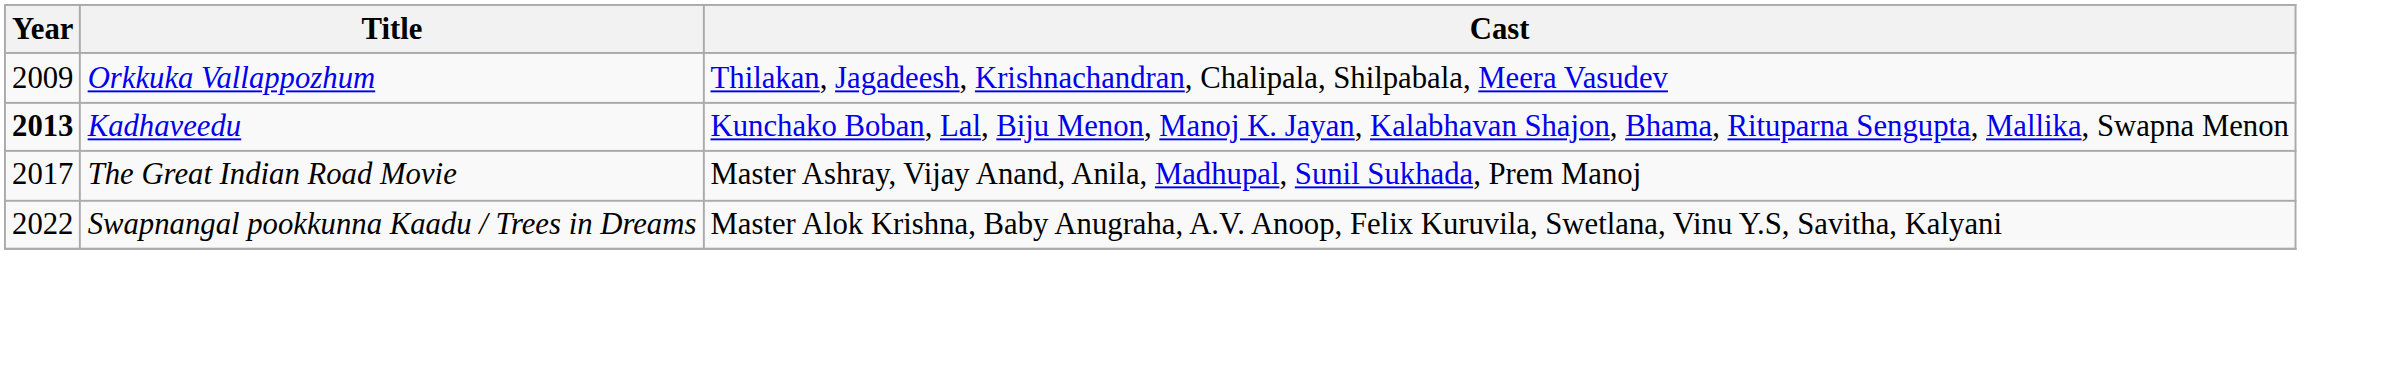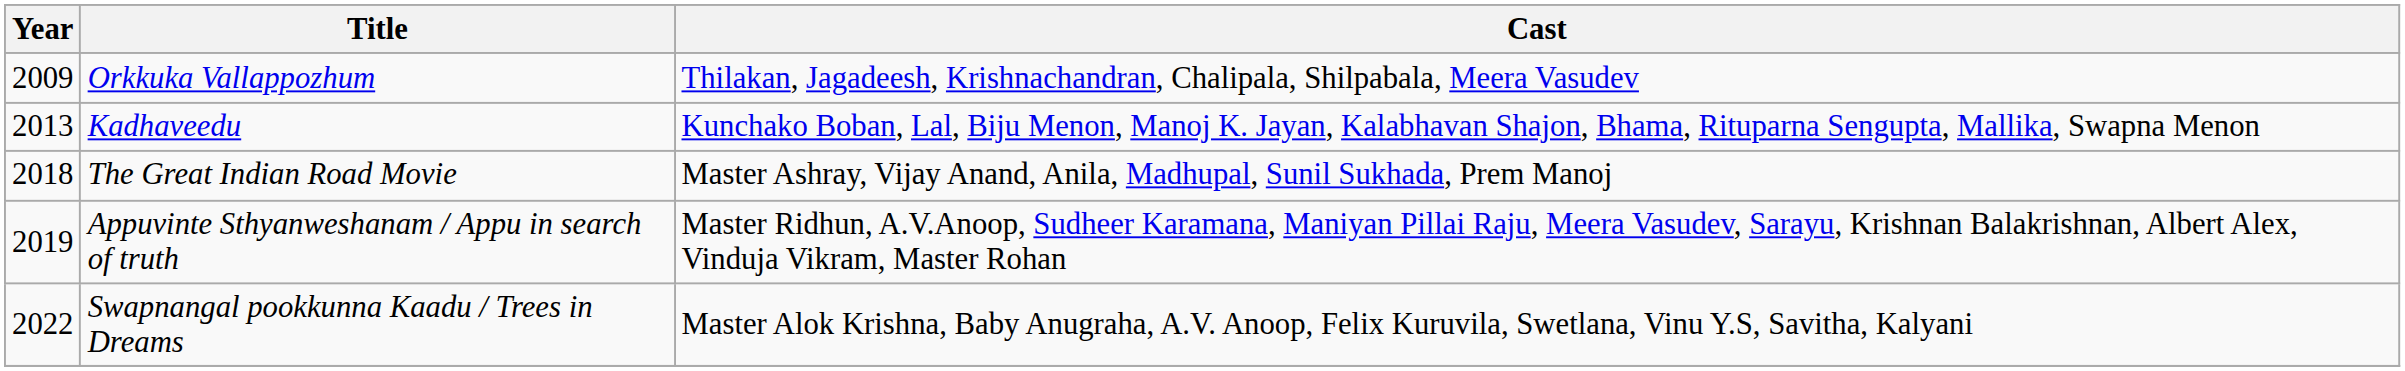(43, 126) bold -> (43, 126) normal
(43, 175) 2017 -> (43, 175) 2018
+ row: (365, 241)
